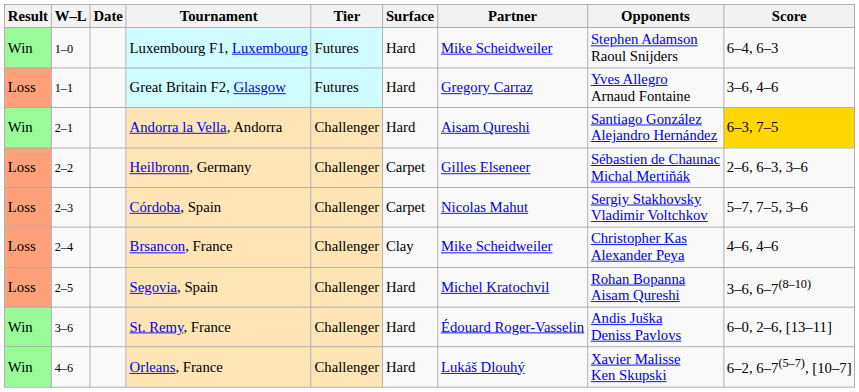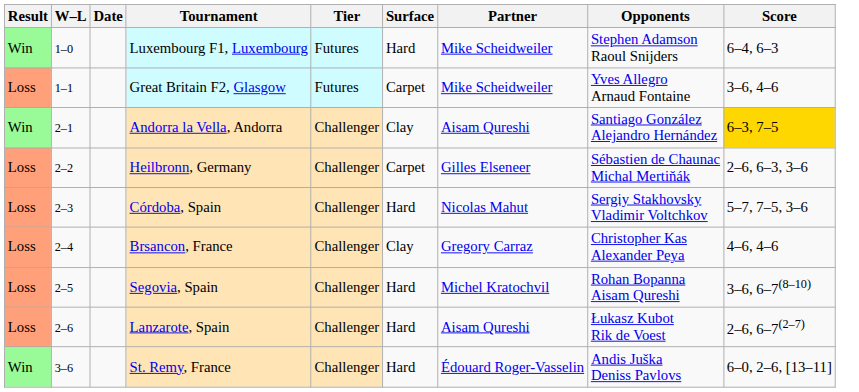(401, 87) Hard -> (406, 87) Carpet
(487, 87) Gregory Carraz -> (497, 87) Mike Scheidweiler
(401, 127) Hard -> (400, 127) Clay
(406, 207) Carpet -> (401, 207) Hard
(497, 247) Mike Scheidweiler -> (487, 247) Gregory Carraz
+ row: (179, 327)
- row: (176, 367)
